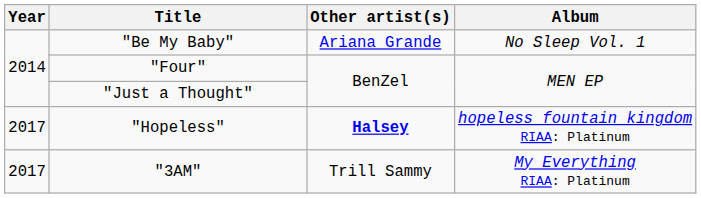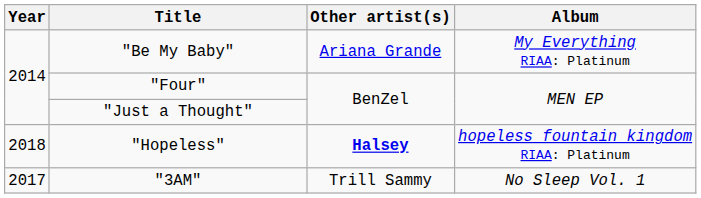(575, 43) No Sleep Vol. 1 -> (575, 51) My Everything RIAA: Platinum
(27, 128) 2017 -> (27, 146) 2018
(575, 171) My Everything RIAA: Platinum -> (575, 180) No Sleep Vol. 1
